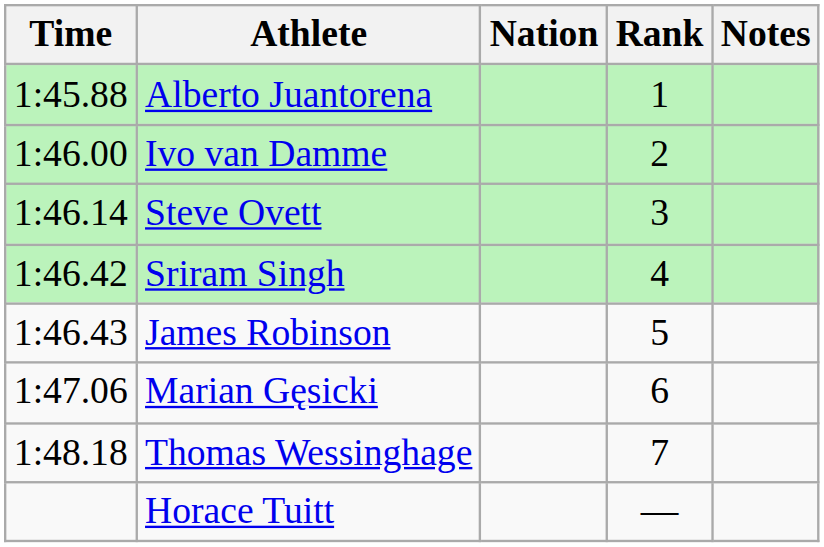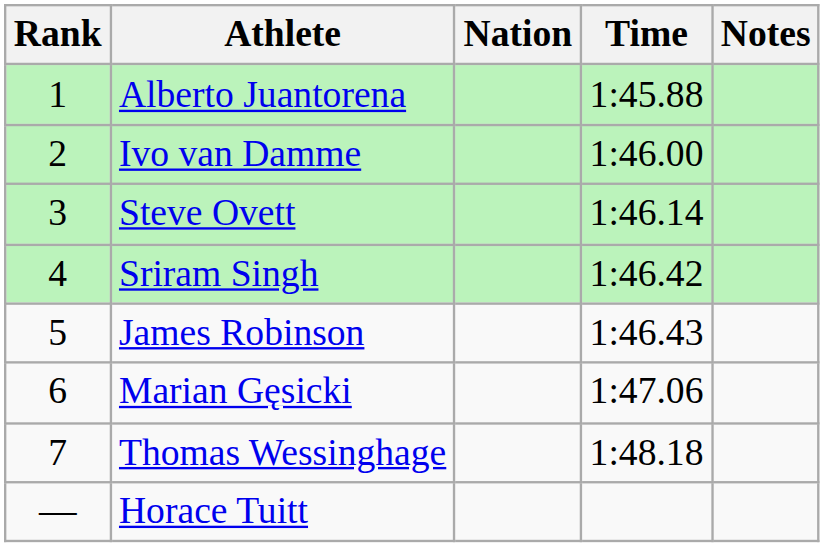columns swapped: (660, 34) <-> (71, 34)
